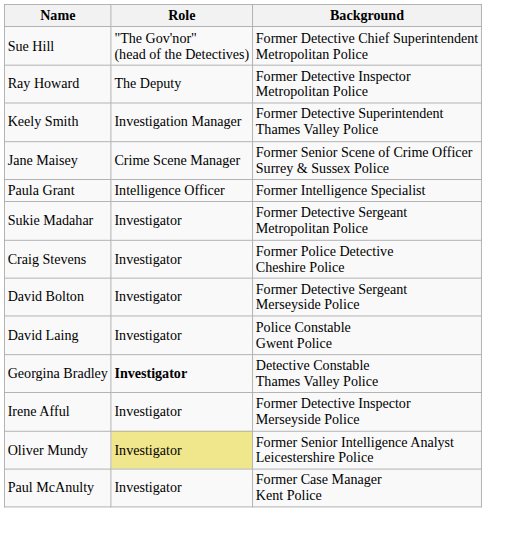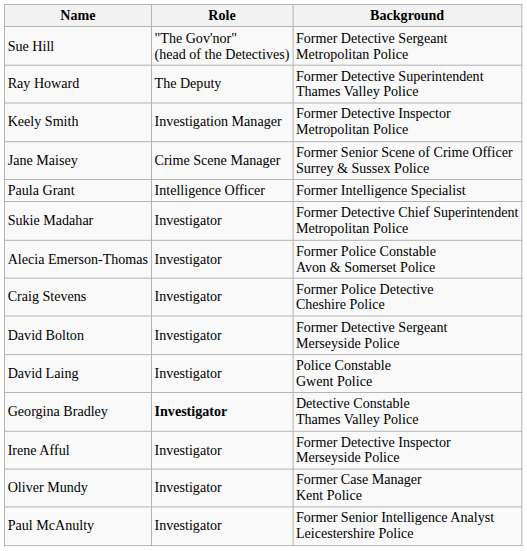(367, 45) Former Detective Chief Superintendent Metropolitan Police -> (372, 45) Former Detective Sergeant Metropolitan Police
(333, 84) Former Detective Inspector Metropolitan Police -> (390, 84) Former Detective Superintendent Thames Valley Police
(350, 122) Former Detective Superintendent Thames Valley Police -> (373, 122) Former Detective Inspector Metropolitan Police
(331, 220) Former Detective Sergeant Metropolitan Police -> (407, 220) Former Detective Chief Superintendent Metropolitan Police
+ row: (78, 259)
(148, 449) khaki background -> (188, 488) no background
(355, 449) Former Senior Intelligence Analyst Leicestershire Police -> (359, 488) Former Case Manager Kent Police
(319, 488) Former Case Manager Kent Police -> (395, 526) Former Senior Intelligence Analyst Leicestershire Police
